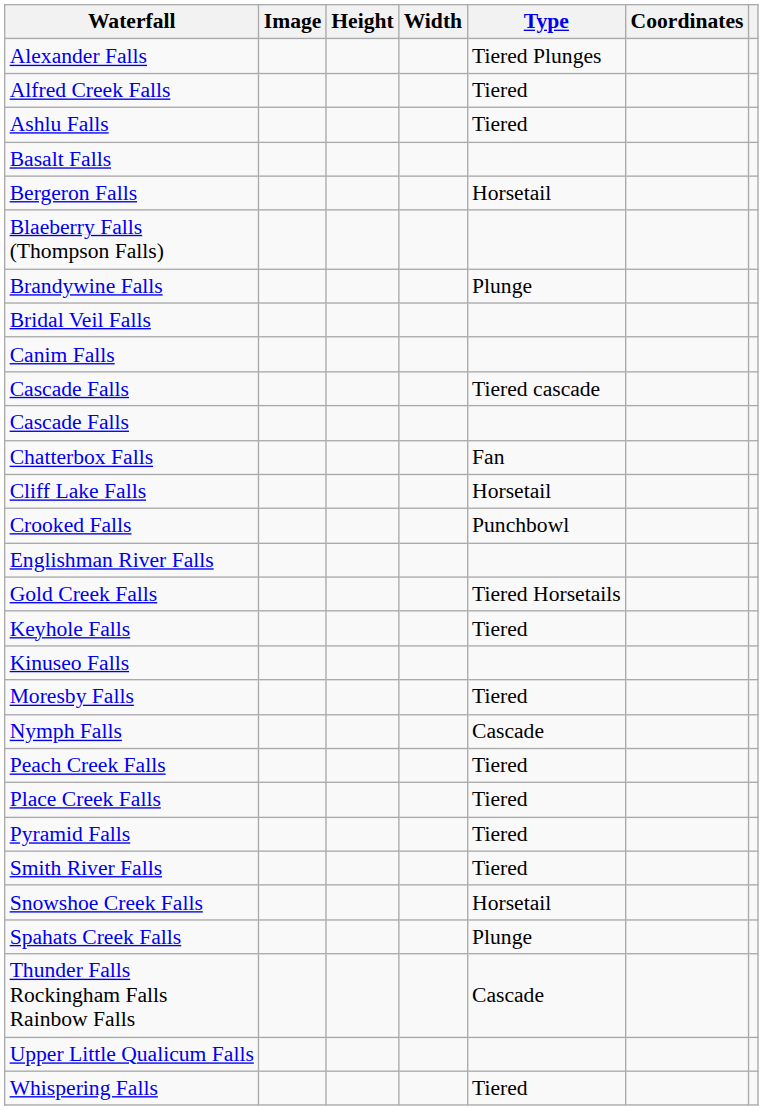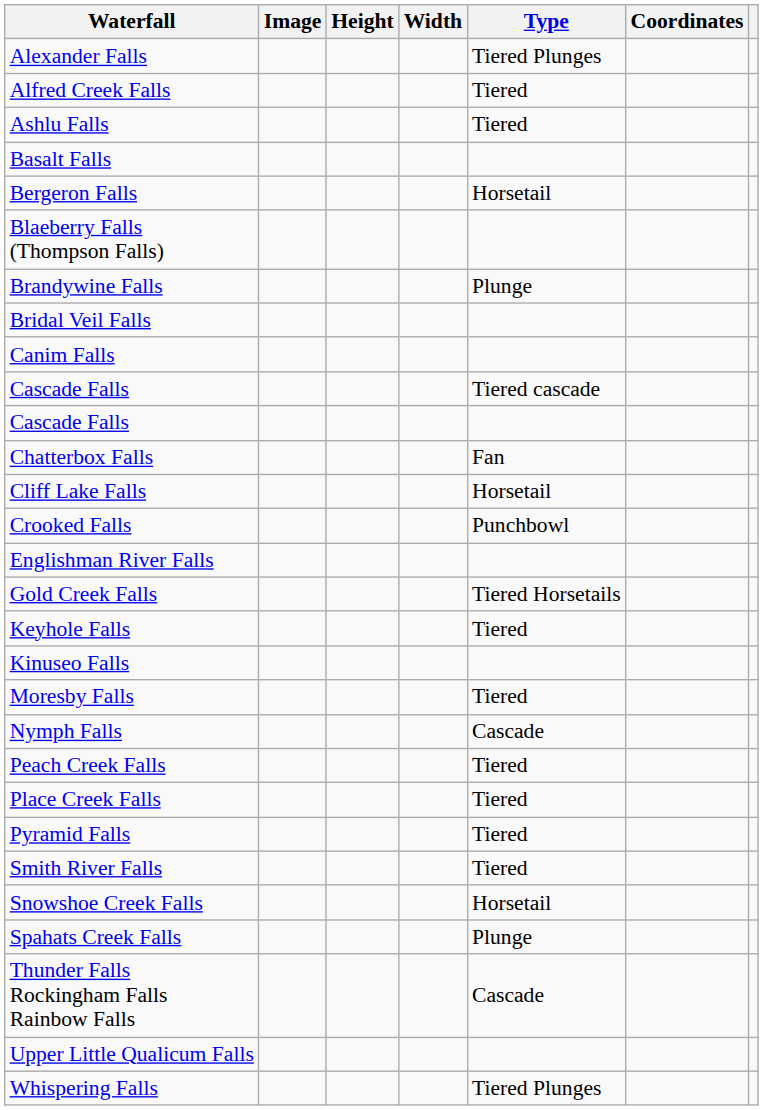(500, 1087) Tiered -> (537, 1087) Tiered Plunges
